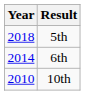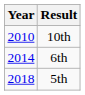rows swapped: (59, 79) <-> (59, 36)
